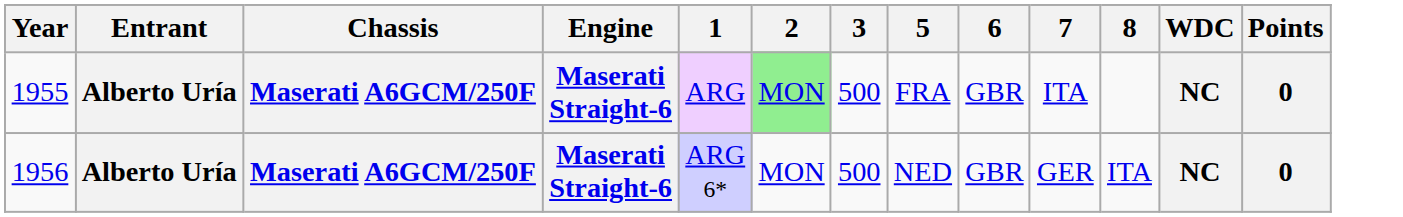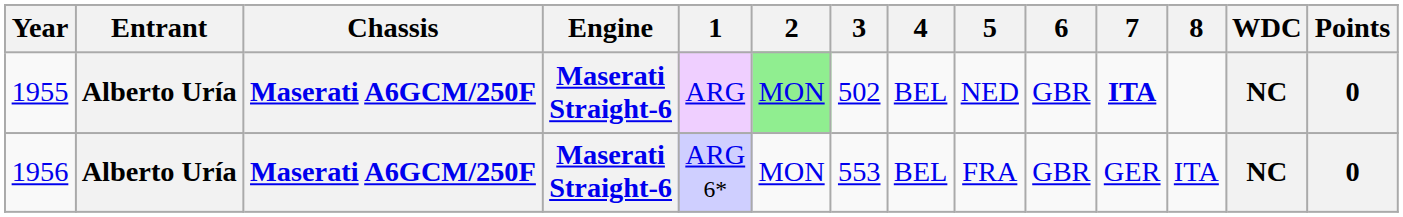+ column: (921, 28)
(859, 91) 500 -> (859, 91) 502
(923, 91) FRA -> (990, 91) NED
(1065, 91) normal -> (1132, 91) bold
(859, 172) 500 -> (859, 172) 553
(923, 172) NED -> (990, 172) FRA
